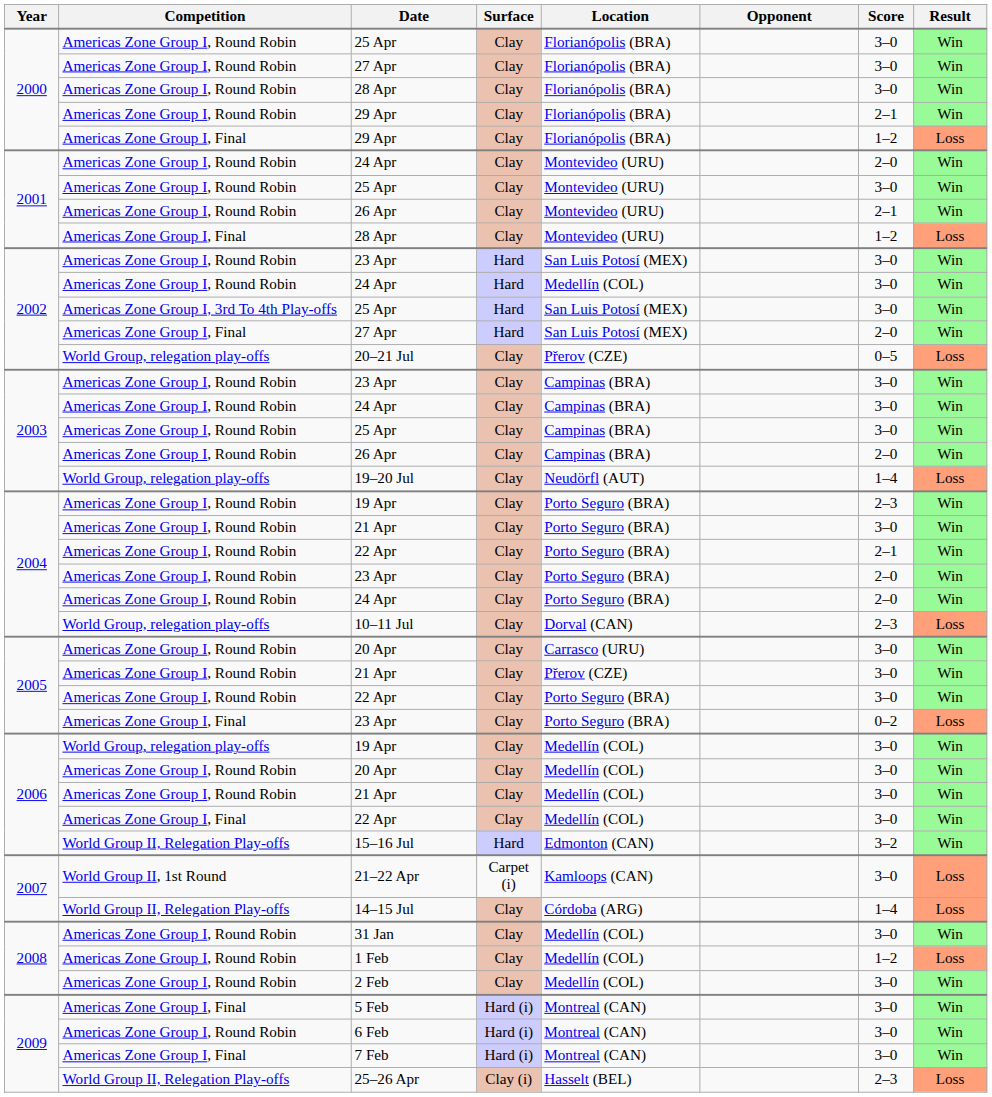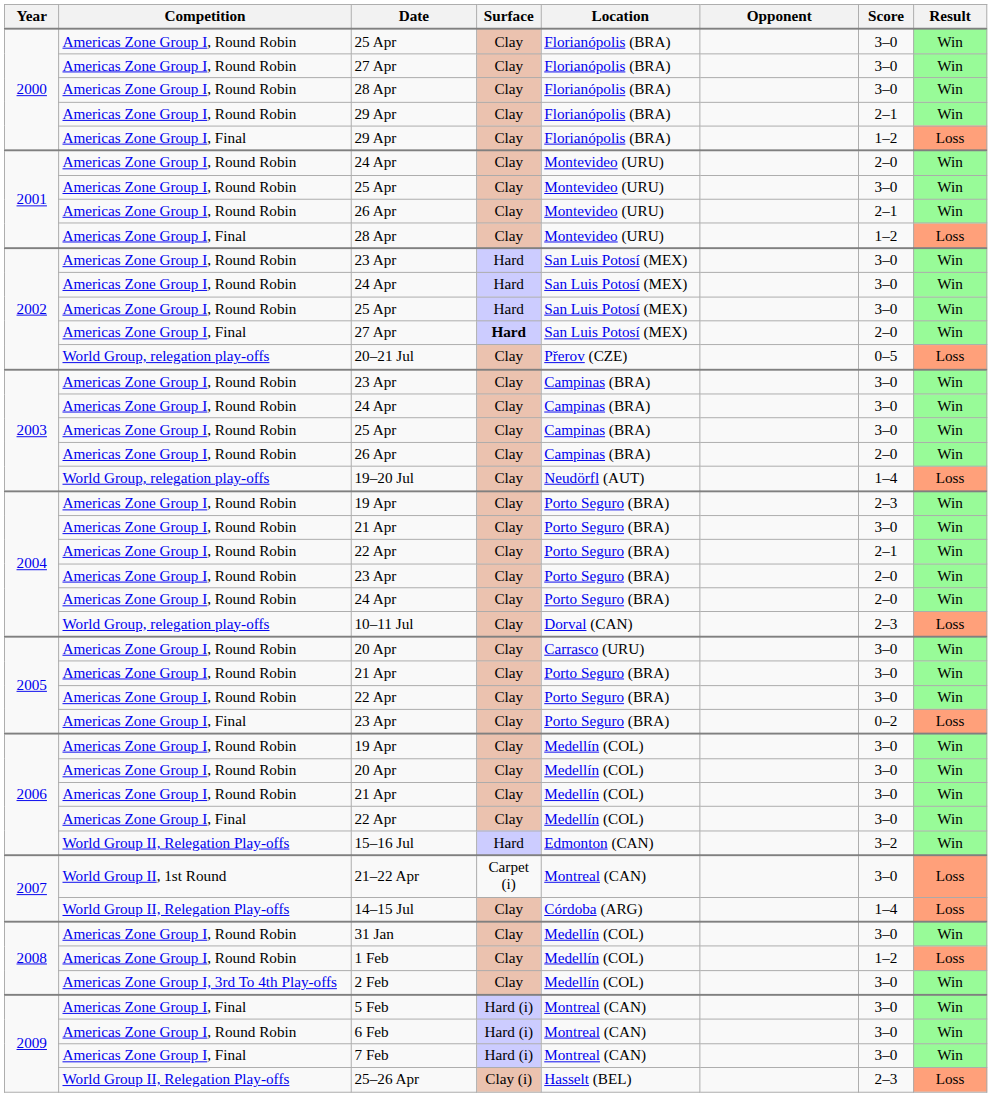(594, 284) Medellín (COL) -> (616, 284) San Luis Potosí (MEX)
(200, 308) Americas Zone Group I, 3rd To 4th Play-offs -> (179, 308) Americas Zone Group I, Round Robin
(509, 332) normal -> (509, 332) bold
(586, 673) Přerov (CZE) -> (607, 673) Porto Seguro (BRA)
(166, 746) World Group, relegation play-offs -> (179, 746) Americas Zone Group I, Round Robin
(599, 876) Kamloops (CAN) -> (595, 876) Montreal (CAN)
(179, 982) Americas Zone Group I, Round Robin -> (200, 982) Americas Zone Group I, 3rd To 4th Play-offs
